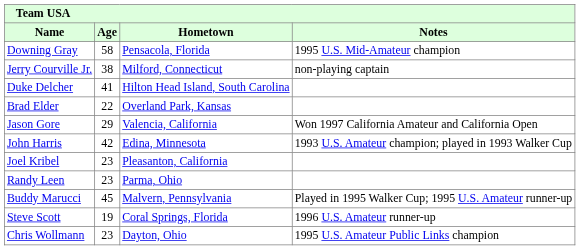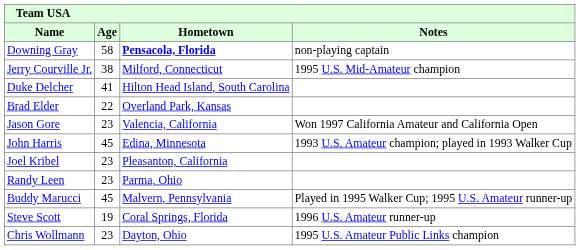(166, 50) normal -> (169, 50) bold
(377, 50) 1995 U.S. Mid-Amateur champion -> (342, 50) non-playing captain
(342, 69) non-playing captain -> (377, 69) 1995 U.S. Mid-Amateur champion
(107, 124) 29 -> (107, 124) 23
(107, 143) 42 -> (107, 143) 45
